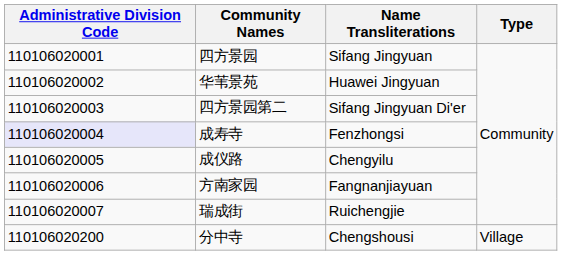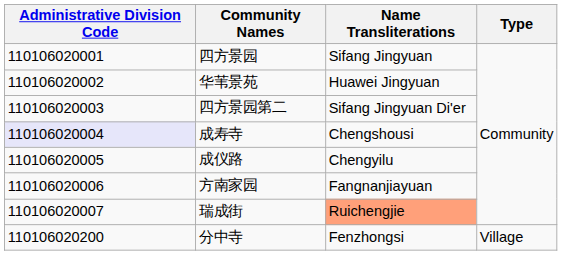(366, 134) Fenzhongsi -> (371, 134) Chengshousi
(367, 211) no background -> (367, 211) lightsalmon background
(371, 237) Chengshousi -> (366, 237) Fenzhongsi
